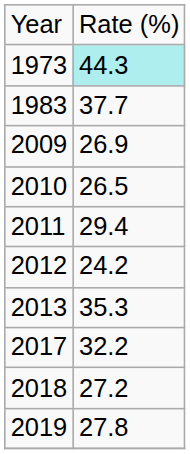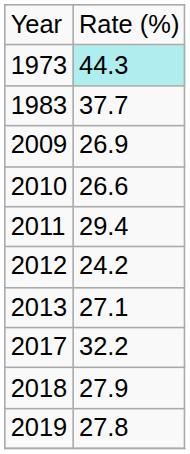(104, 186) 26.5 -> (104, 186) 26.6
(104, 307) 35.3 -> (104, 307) 27.1
(104, 387) 27.2 -> (104, 387) 27.9
